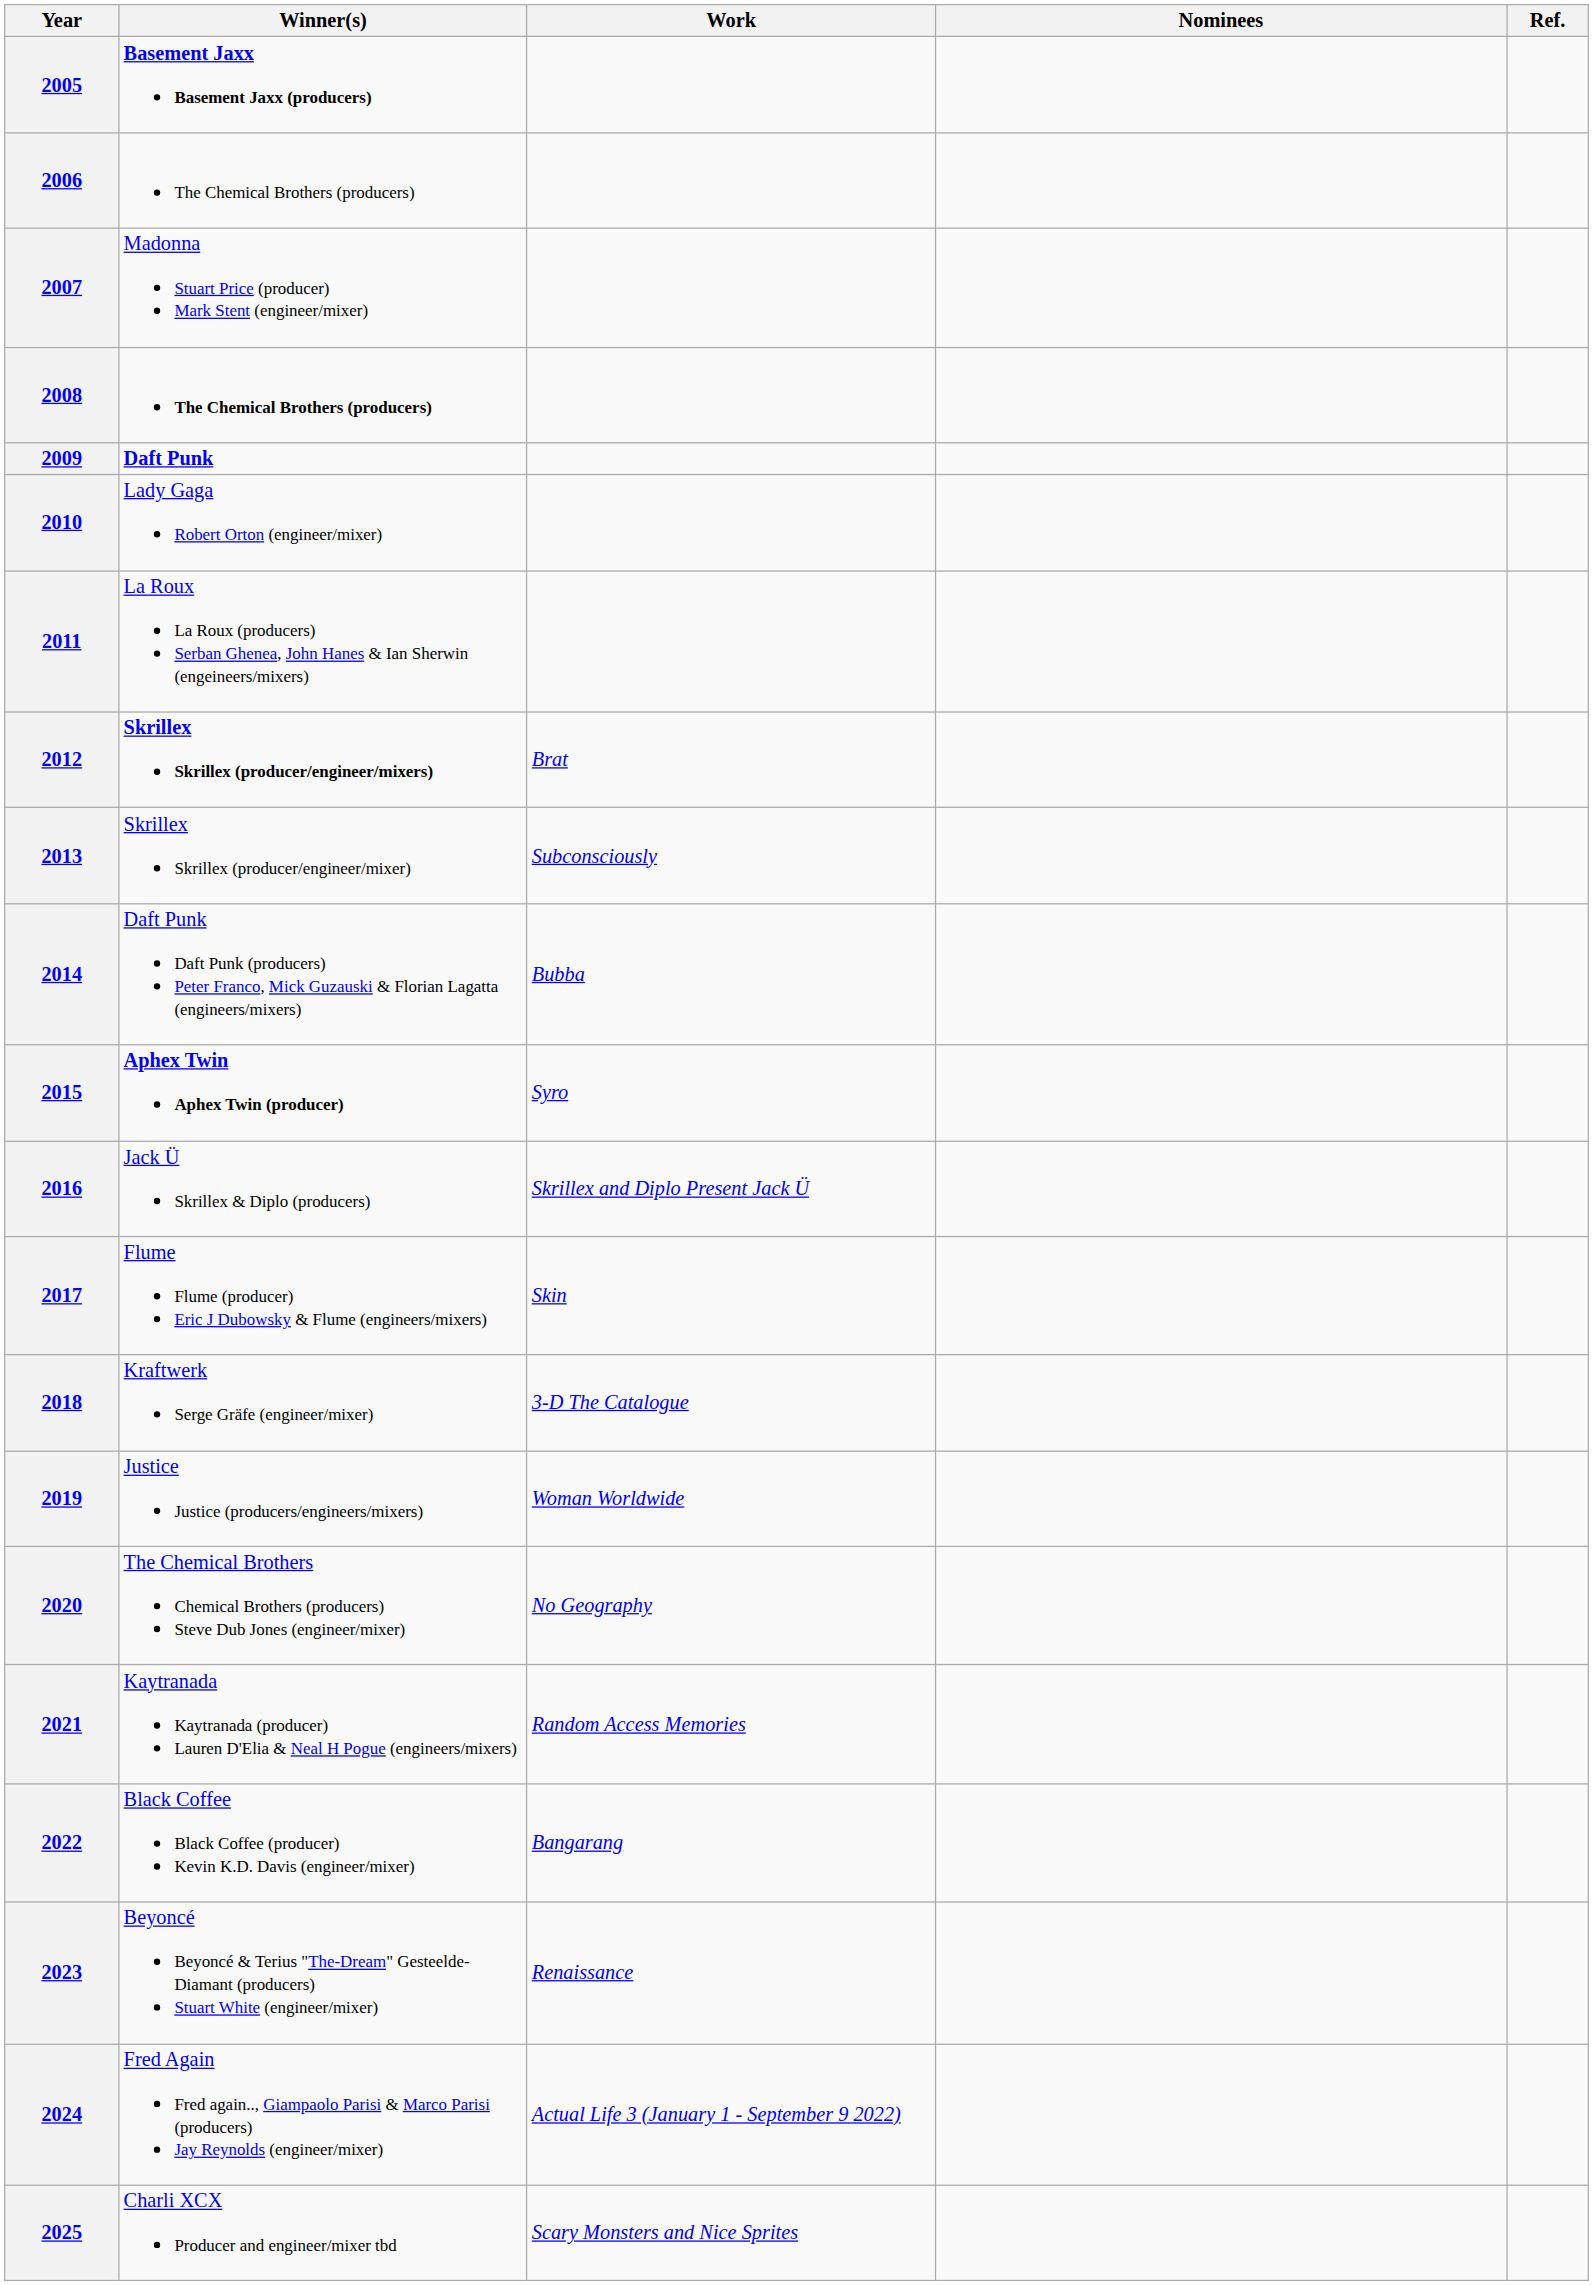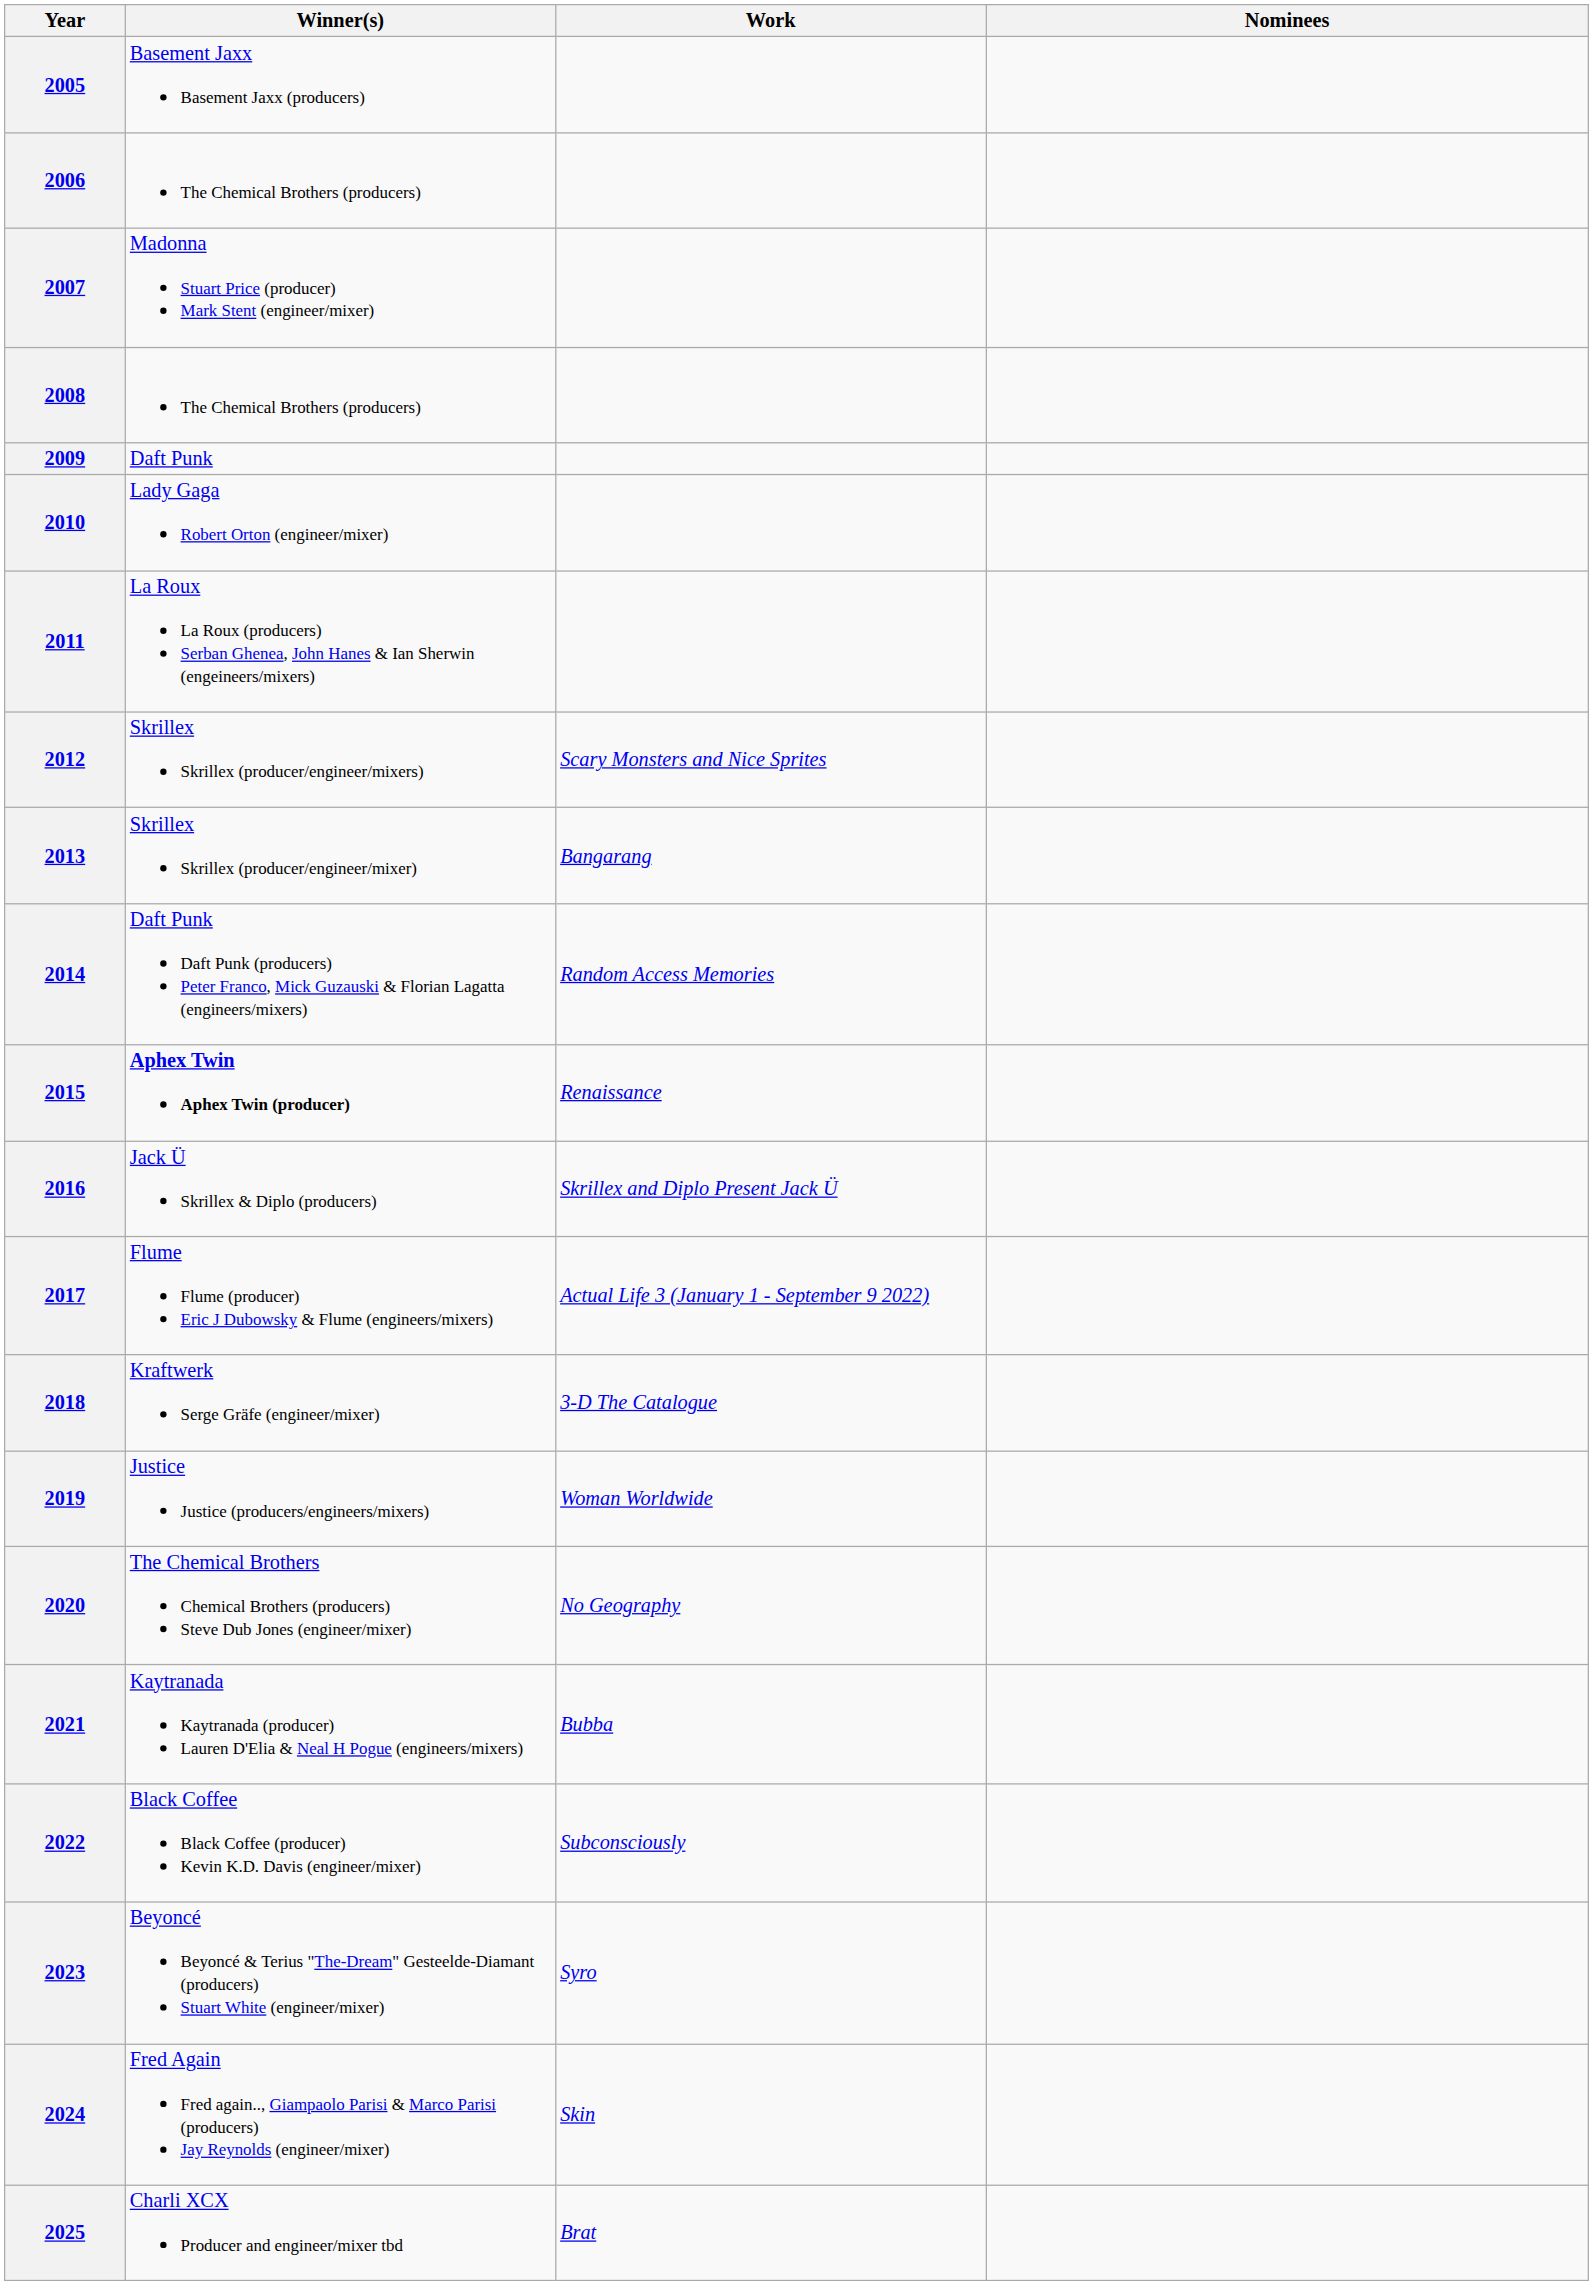- column: (1547, 20)
(323, 75) bold -> (340, 75) normal
(323, 406) bold -> (340, 406) normal
(168, 458) bold -> (171, 458) normal
(323, 750) bold -> (340, 750) normal
(550, 759) Brat -> (693, 759) Scary Monsters and Nice Sprites
(594, 855) Subconsciously -> (606, 855) Bangarang
(558, 974) Bubba -> (667, 974) Random Access Memories
(550, 1092) Syro -> (611, 1092) Renaissance
(549, 1295) Skin -> (745, 1295) Actual Life 3 (January 1 - September 9 2022)
(639, 1724) Random Access Memories -> (587, 1724) Bubba
(577, 1842) Bangarang -> (623, 1842) Subconsciously
(583, 1972) Renaissance -> (578, 1972) Syro
(716, 2114) Actual Life 3 (January 1 - September 9 2022) -> (578, 2114) Skin
(665, 2232) Scary Monsters and Nice Sprites -> (578, 2232) Brat
